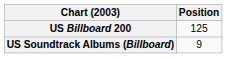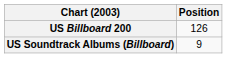(199, 28) 125 -> (199, 28) 126
